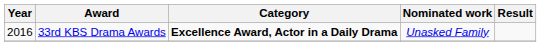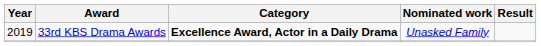(20, 31) 2016 -> (20, 31) 2019
